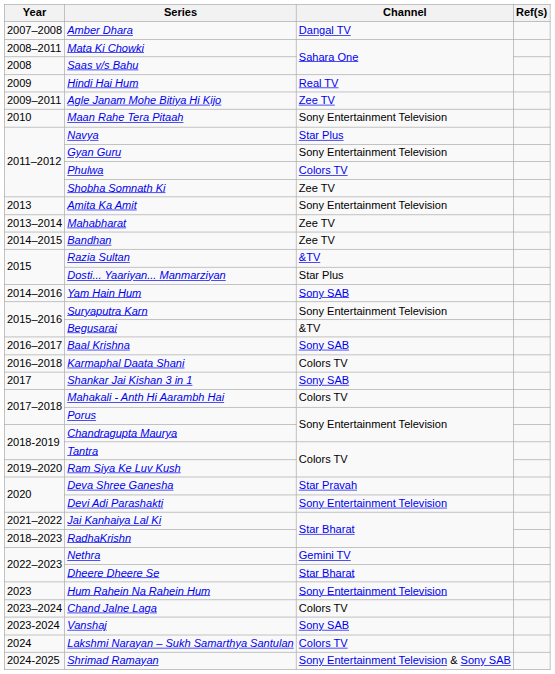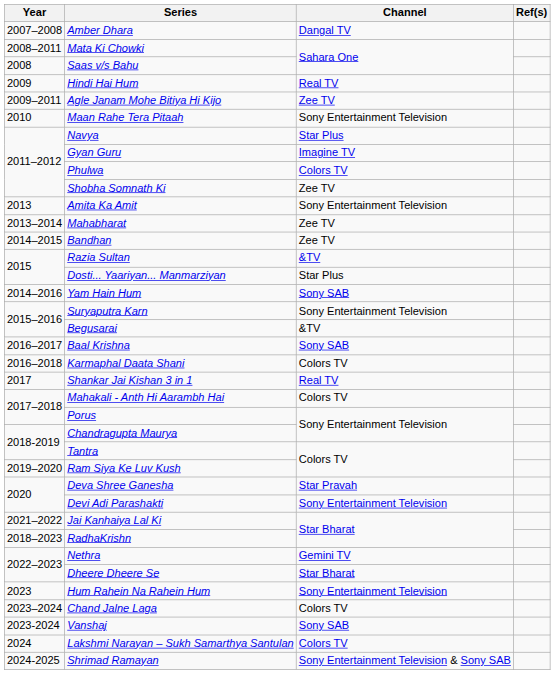(373, 153) Sony Entertainment Television -> (327, 153) Imagine TV
(324, 380) Sony SAB -> (319, 380) Real TV
